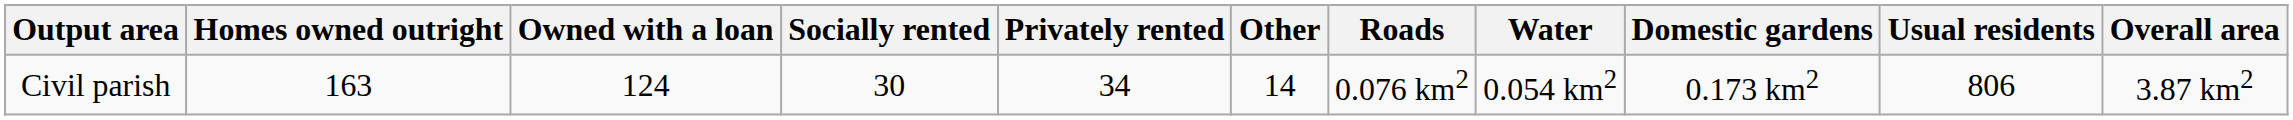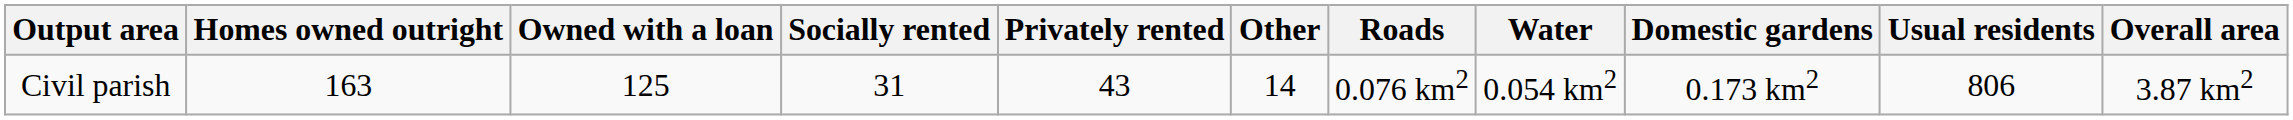(646, 84) 124 -> (646, 84) 125
(889, 84) 30 -> (889, 84) 31
(1115, 84) 34 -> (1115, 84) 43
